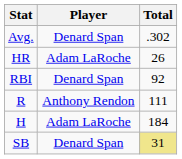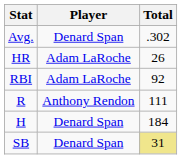(88, 79) Denard Span -> (88, 79) Adam LaRoche
(88, 121) Adam LaRoche -> (88, 121) Denard Span
